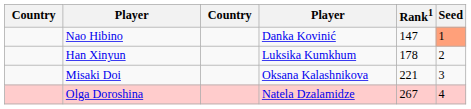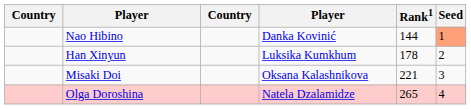(409, 36) 147 -> (409, 36) 144
(409, 94) 267 -> (409, 94) 265
